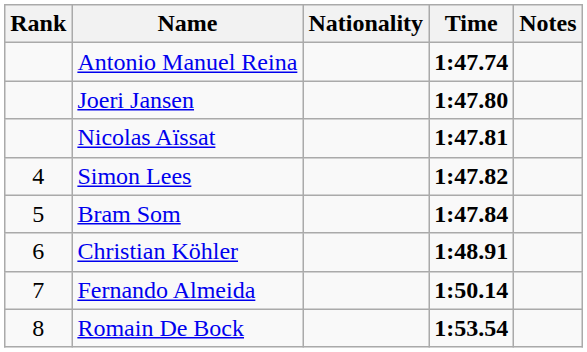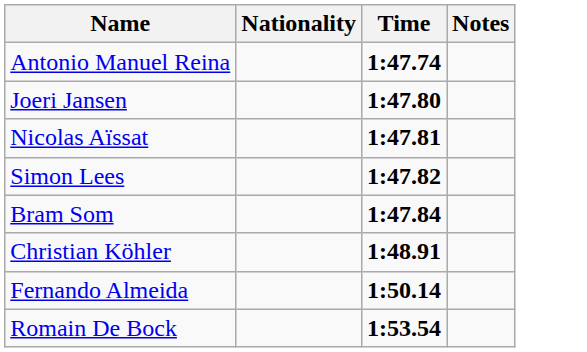- column: (38, 23)
